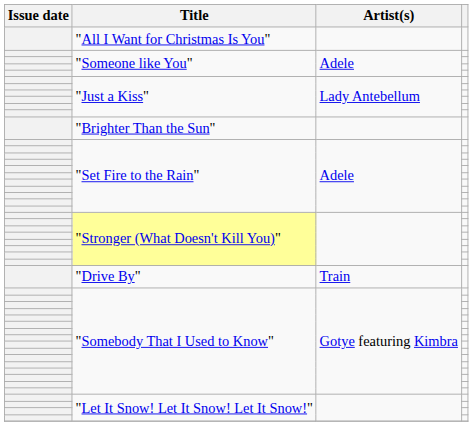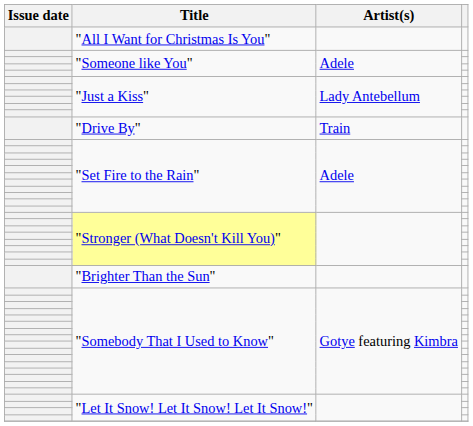rows swapped: (146, 127) <-> (108, 276)
